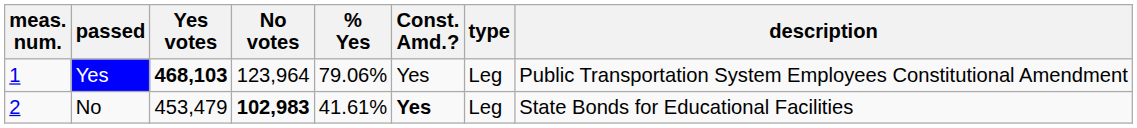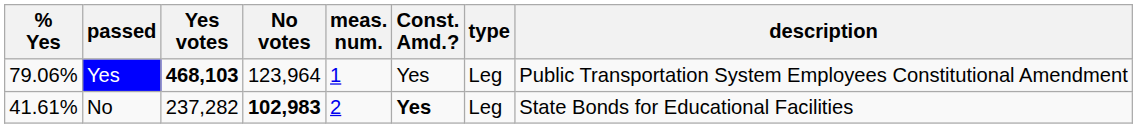columns swapped: (38, 31) <-> (353, 31)
(191, 107) 453,479 -> (202, 107) 237,282
